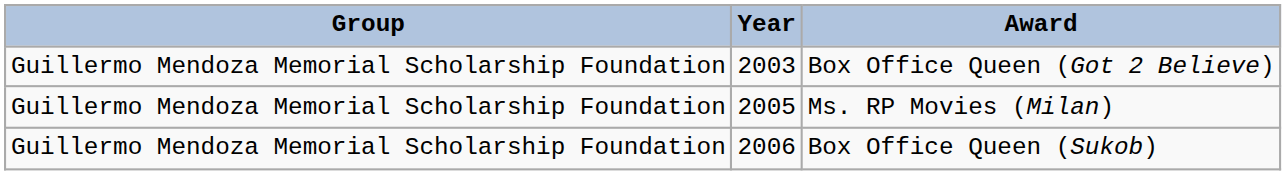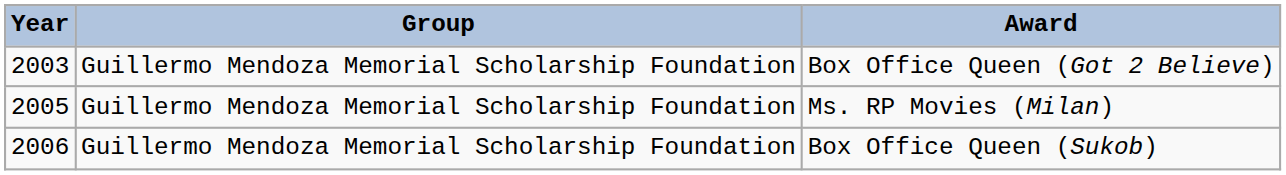columns swapped: (767, 25) <-> (368, 25)
